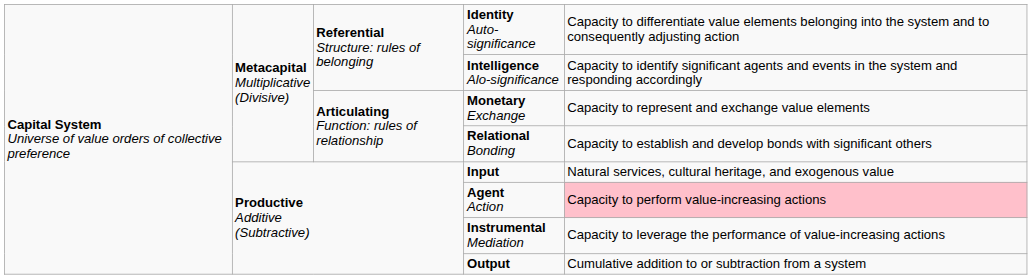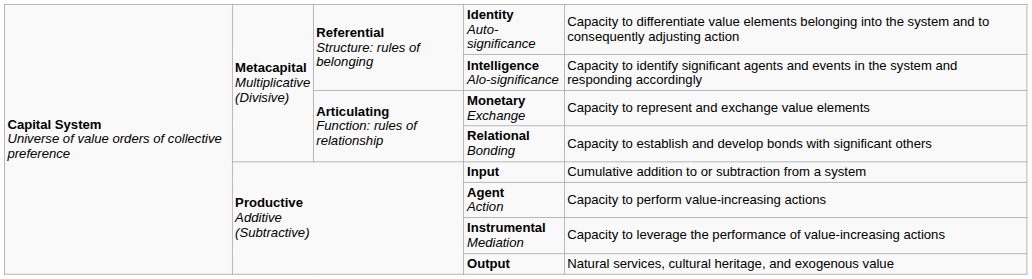(731, 171) Natural services, cultural heritage, and exogenous value -> (717, 171) Cumulative addition to or subtraction from a system
(697, 200) pink background -> (697, 200) no background
(717, 263) Cumulative addition to or subtraction from a system -> (731, 263) Natural services, cultural heritage, and exogenous value
